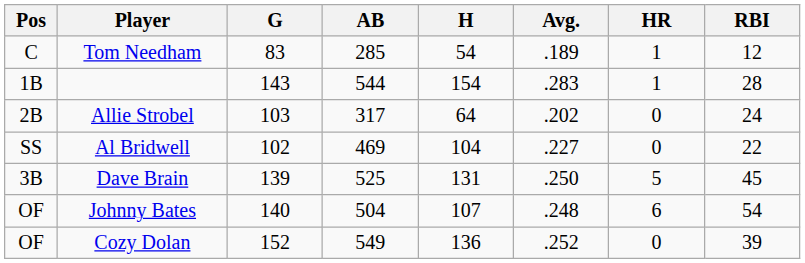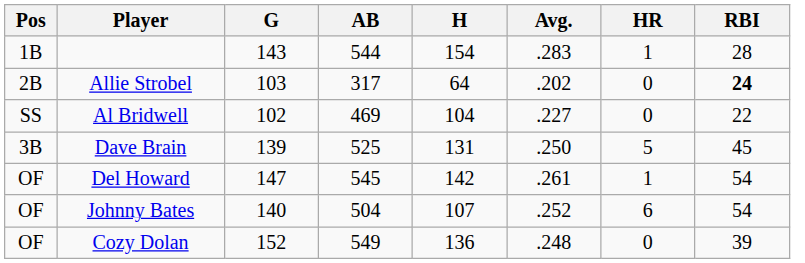- row: (142, 52)
(752, 115) normal -> (742, 83) bold
+ row: (141, 178)
(561, 210) .248 -> (554, 210) .252
(561, 242) .252 -> (554, 242) .248
